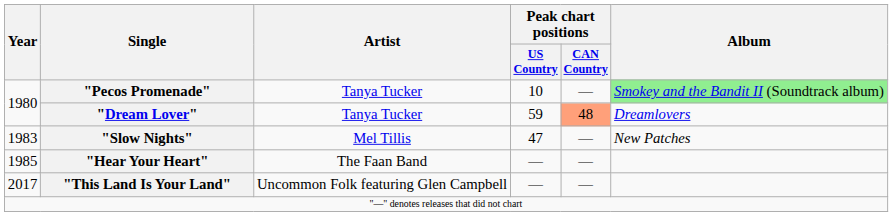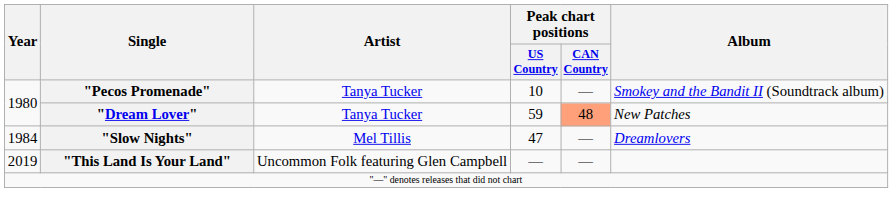(749, 91) lightgreen background -> (749, 91) no background
(652, 114) Dreamlovers -> (652, 114) New Patches
(23, 138) 1983 -> (23, 138) 1984
(652, 138) New Patches -> (652, 138) Dreamlovers
- row: (147, 161)
(23, 184) 2017 -> (23, 161) 2019
